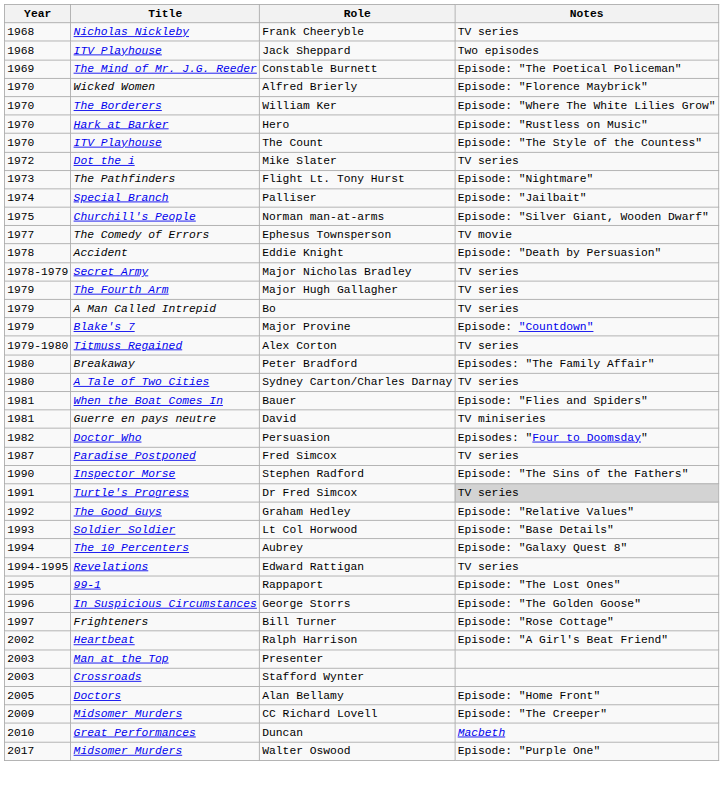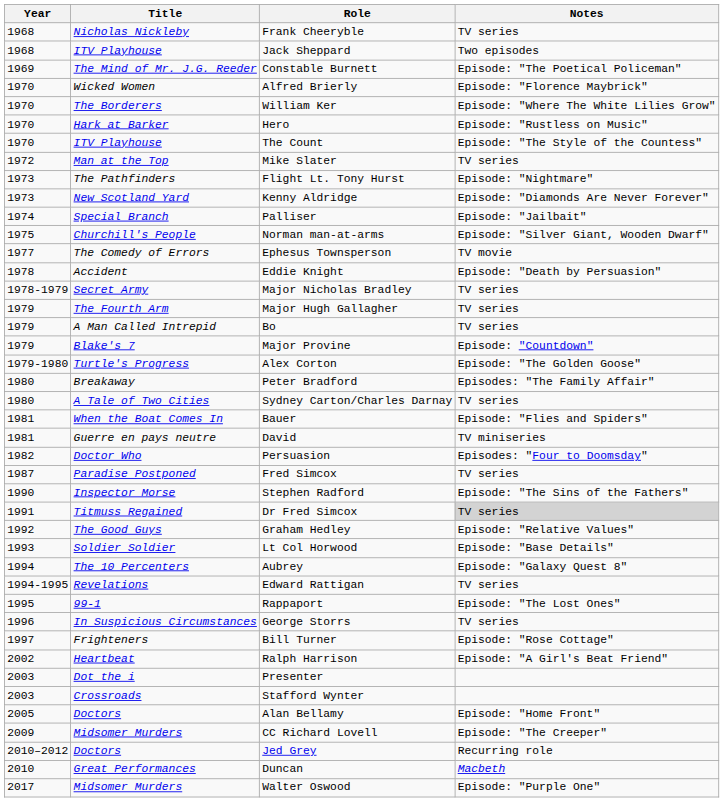(104, 161) Dot the i -> (121, 161) Man at the Top
+ row: (310, 198)
(128, 345) Titmuss Regained -> (131, 364) Turtle's Progress
(488, 345) TV series -> (549, 364) Episode: "The Golden Goose"
(131, 493) Turtle's Progress -> (128, 511) Titmuss Regained
(549, 604) Episode: "The Golden Goose" -> (488, 622) TV series
(121, 659) Man at the Top -> (104, 677) Dot the i
+ row: (289, 751)
